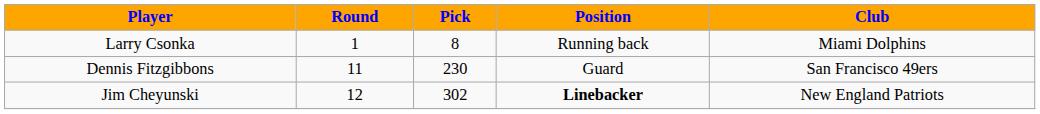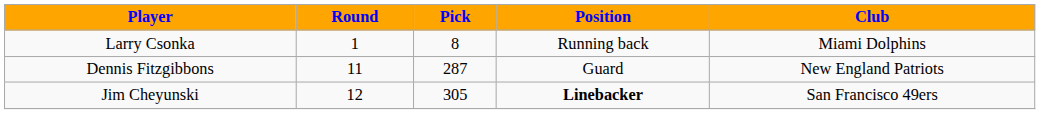(455, 69) 230 -> (455, 69) 287
(872, 69) San Francisco 49ers -> (872, 69) New England Patriots
(455, 95) 302 -> (455, 95) 305
(872, 95) New England Patriots -> (872, 95) San Francisco 49ers
